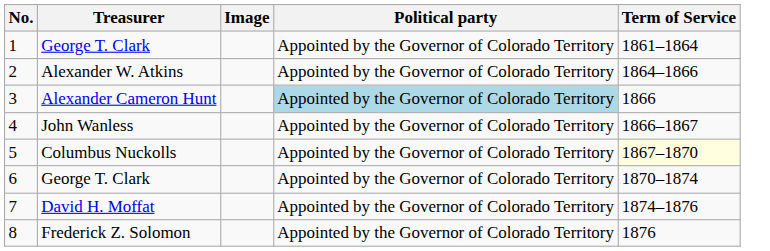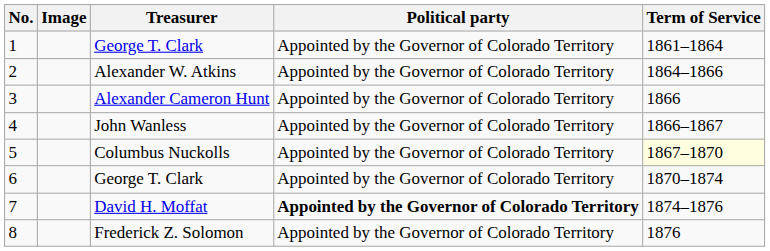columns swapped: (247, 17) <-> (129, 17)
(446, 98) lightblue background -> (446, 98) no background
(446, 206) normal -> (458, 206) bold
